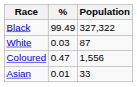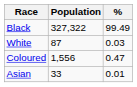columns swapped: (105, 12) <-> (63, 12)
